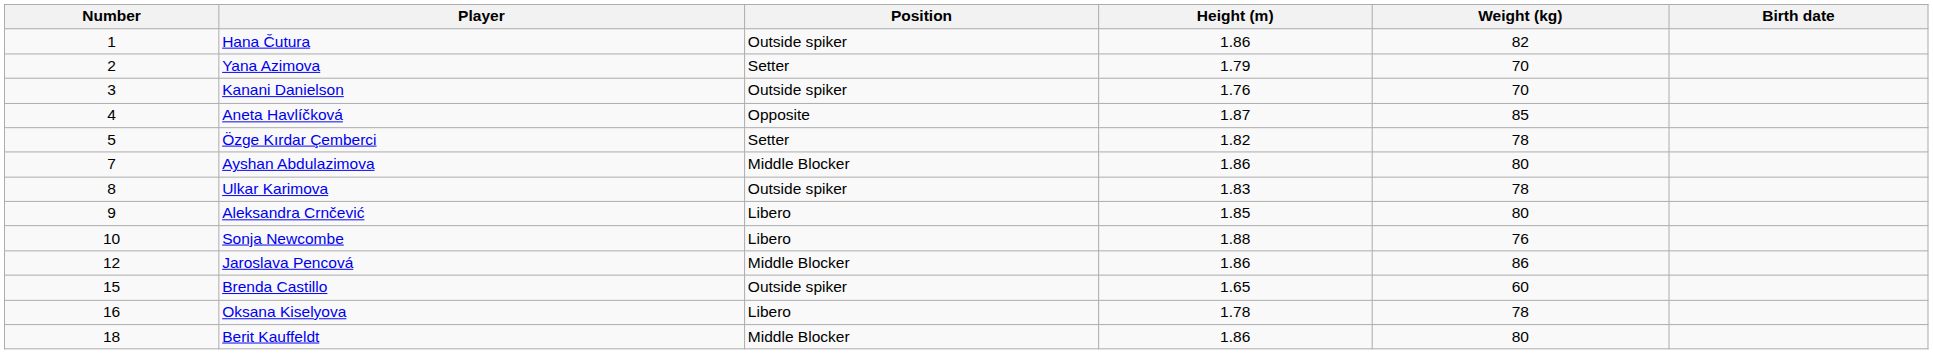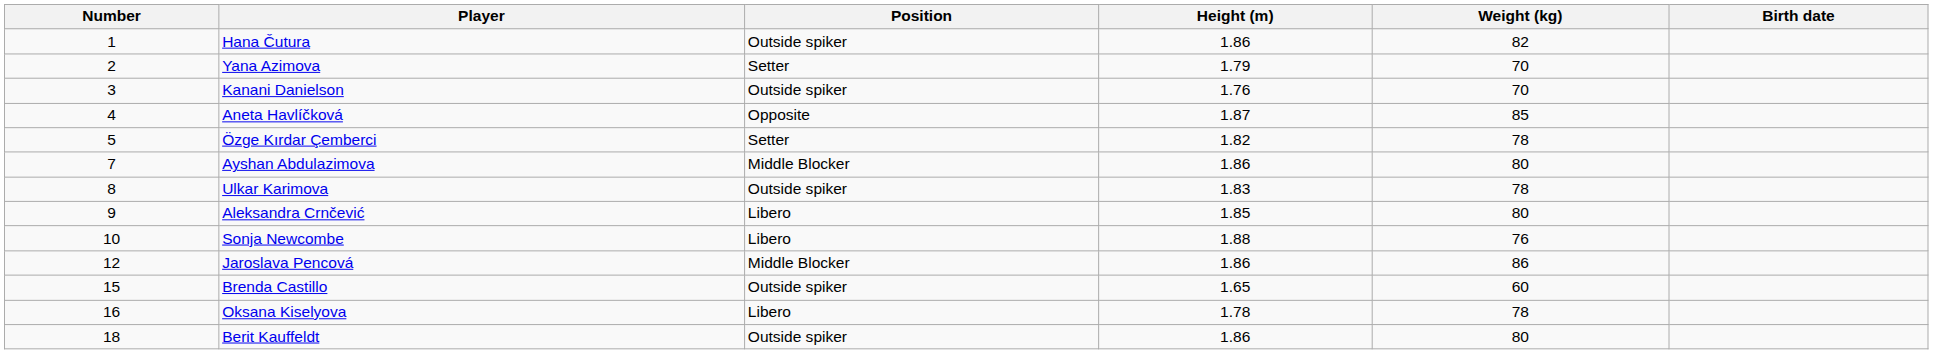(799, 336) Middle Blocker -> (797, 336) Outside spiker
